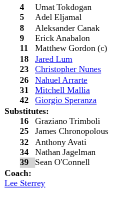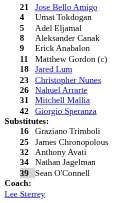+ row: (66, 7)
